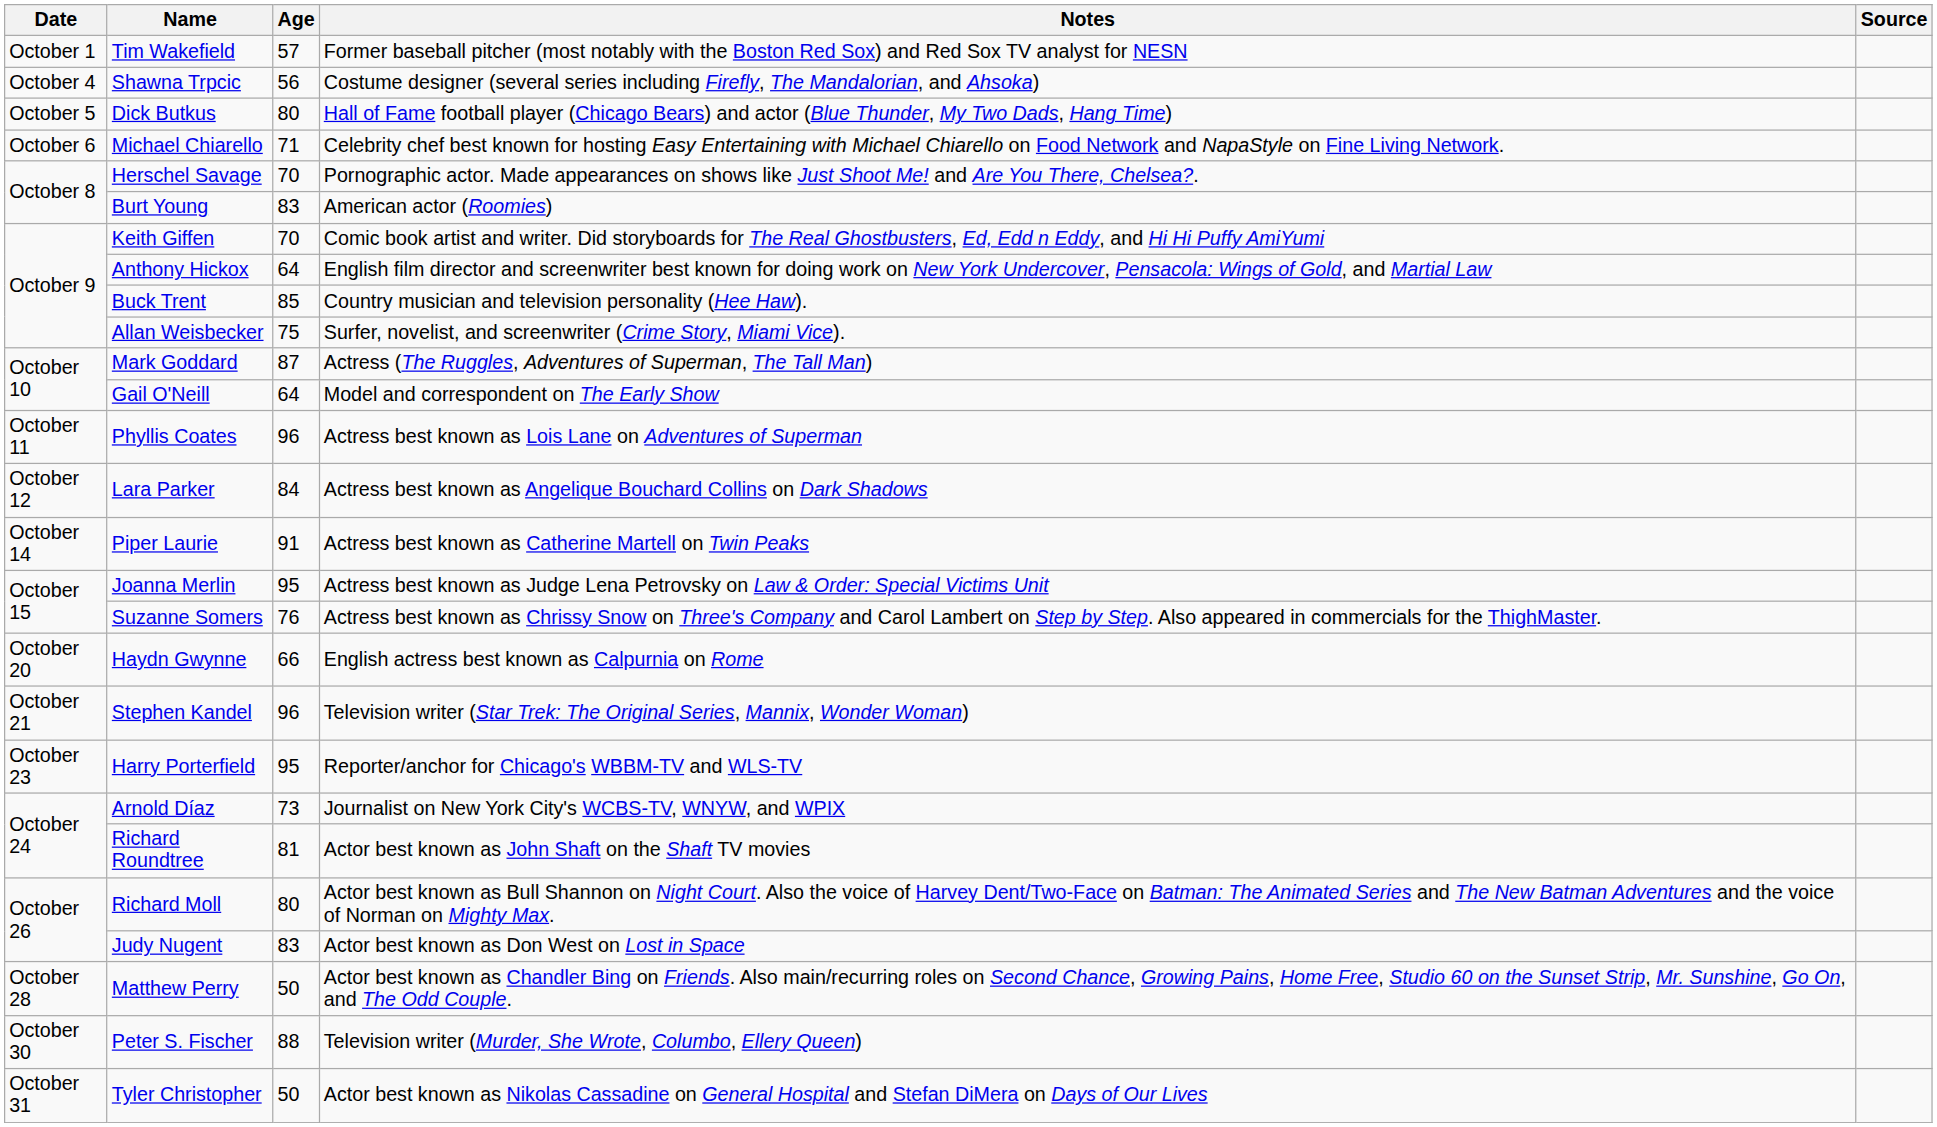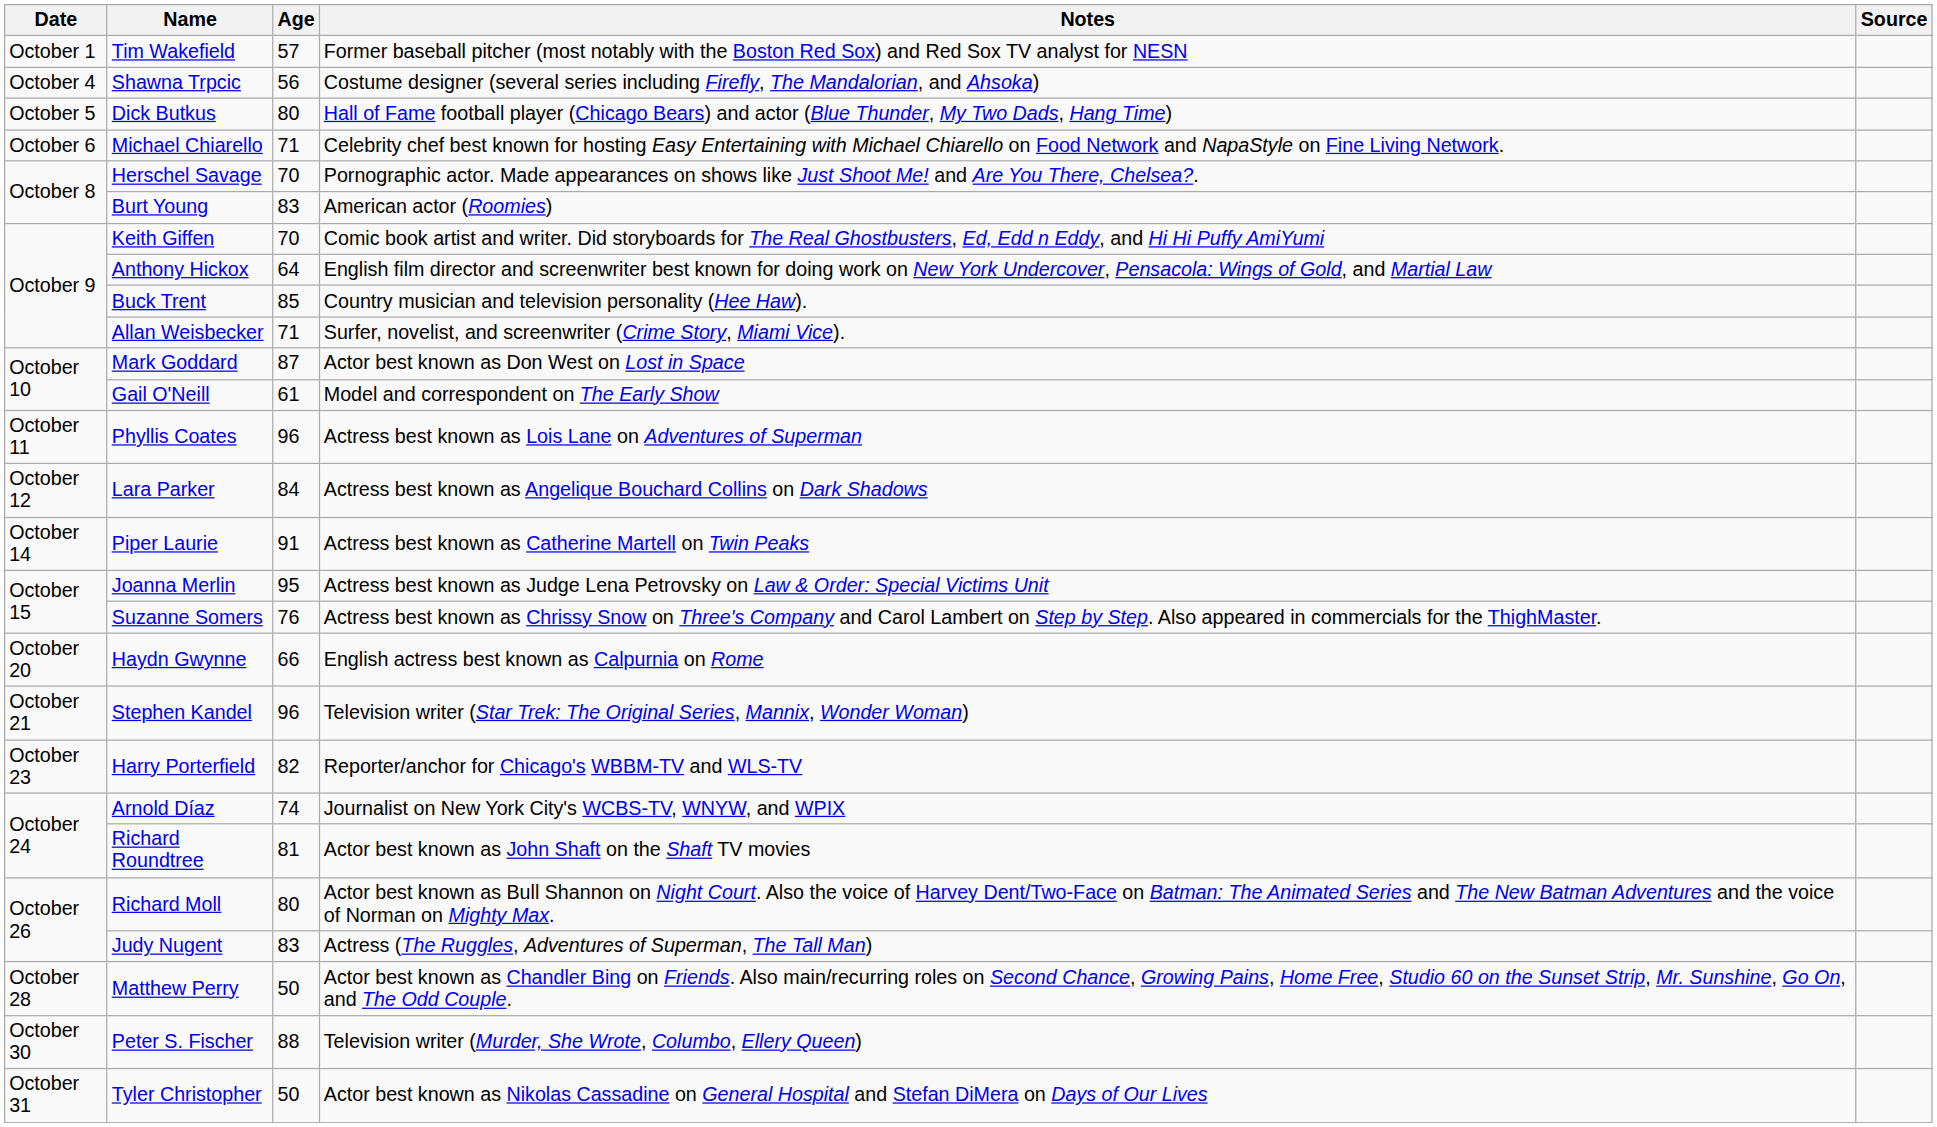(288, 332) 75 -> (288, 332) 71
(598, 363) Actress (The Ruggles, Adventures of Superman, The Tall Man) -> (534, 363) Actor best known as Don West on Lost in Space
(288, 394) 64 -> (288, 394) 61
(288, 766) 95 -> (288, 766) 82
(288, 808) 73 -> (288, 808) 74
(534, 946) Actor best known as Don West on Lost in Space -> (598, 946) Actress (The Ruggles, Adventures of Superman, The Tall Man)
